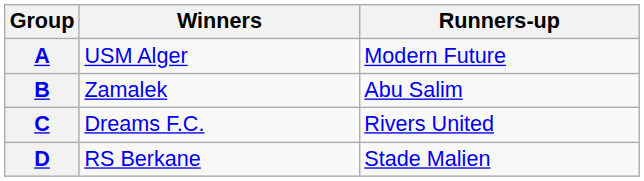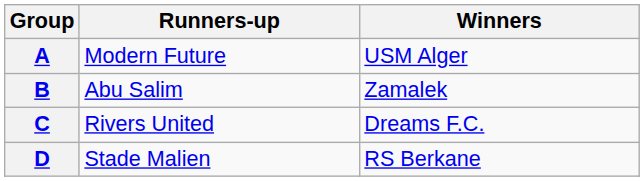columns swapped: (219, 21) <-> (499, 21)
